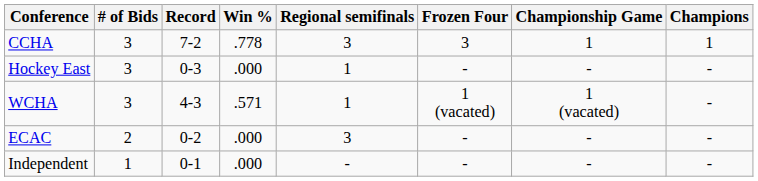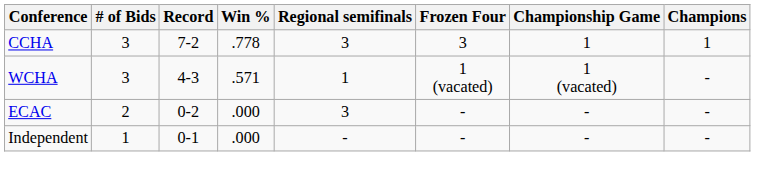- row: (49, 68)
